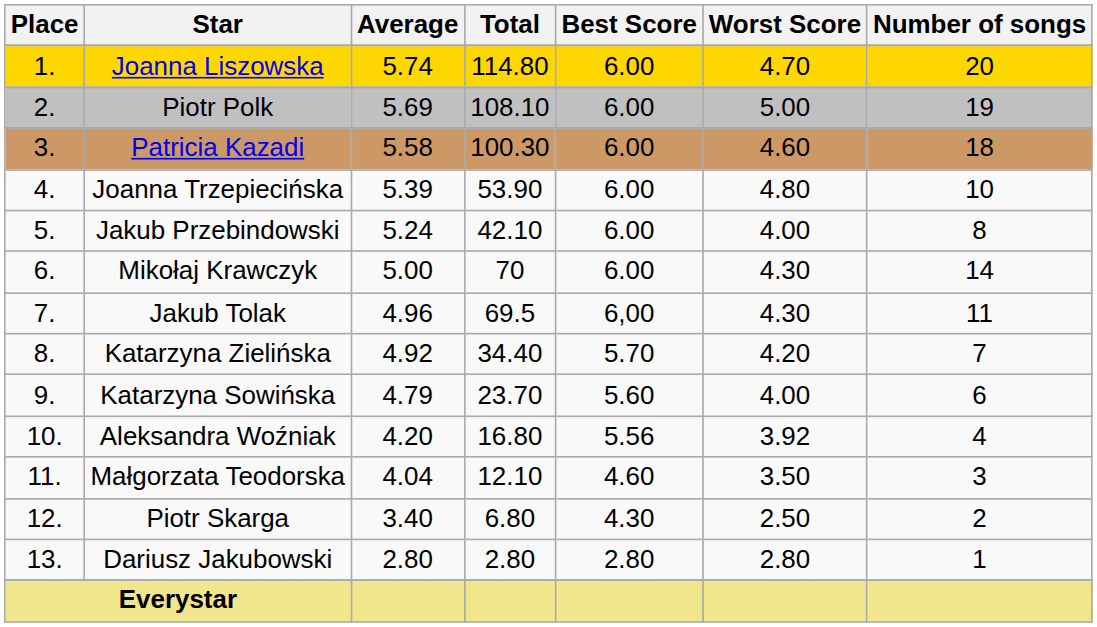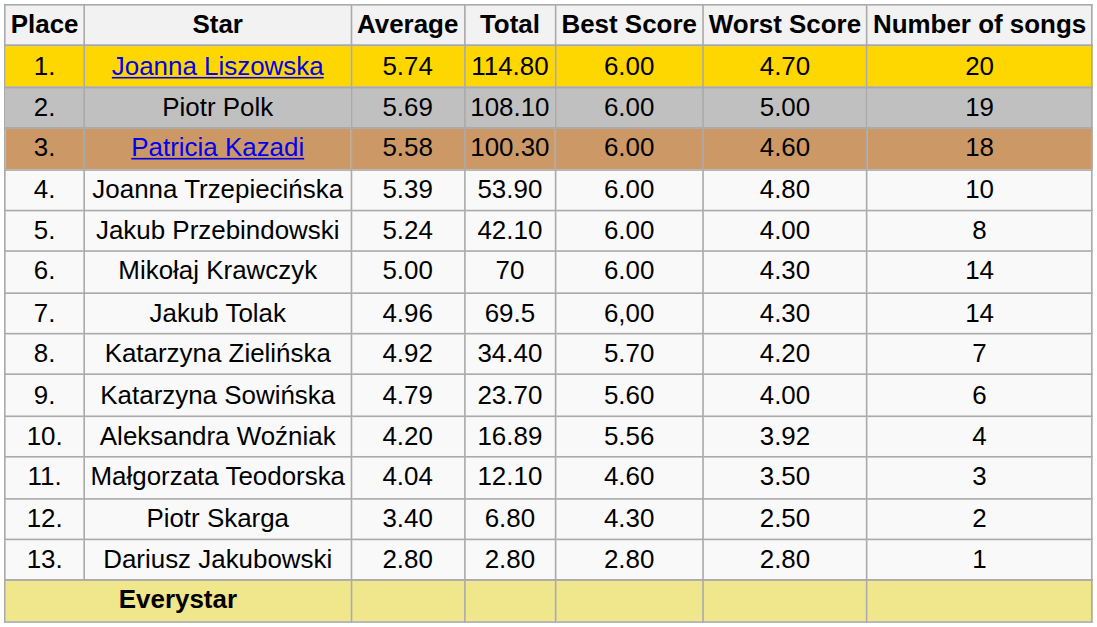(980, 312) 11 -> (980, 312) 14
(510, 436) 16.80 -> (510, 436) 16.89
